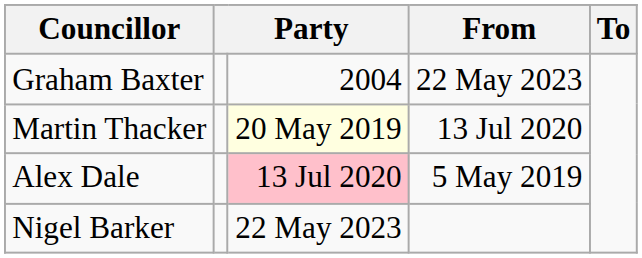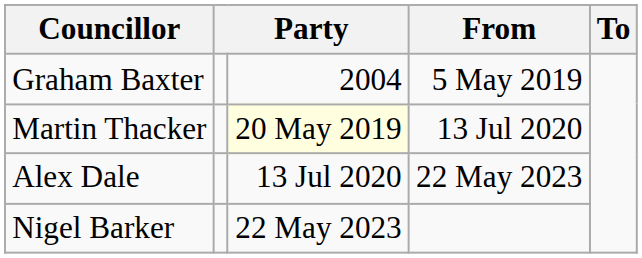(499, 78) 22 May 2023 -> (507, 78) 5 May 2019
(329, 177) pink background -> (329, 177) no background
(507, 177) 5 May 2019 -> (499, 177) 22 May 2023
